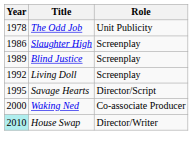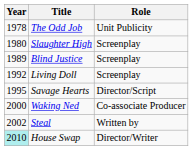(17, 43) 1986 -> (17, 43) 1980
+ row: (41, 122)
